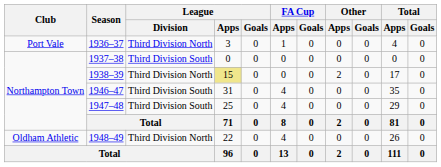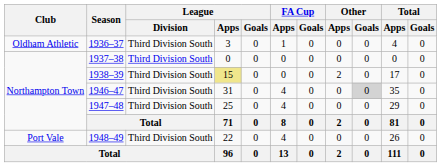(45, 43) Port Vale -> (45, 43) Oldham Athletic
(170, 43) Third Division North -> (170, 43) Third Division South
(170, 75) Third Division North -> (170, 75) Third Division South
(367, 91) no background -> (367, 91) lightgrey background
(45, 138) Oldham Athletic -> (45, 138) Port Vale
(170, 138) Third Division North -> (170, 138) Third Division South
